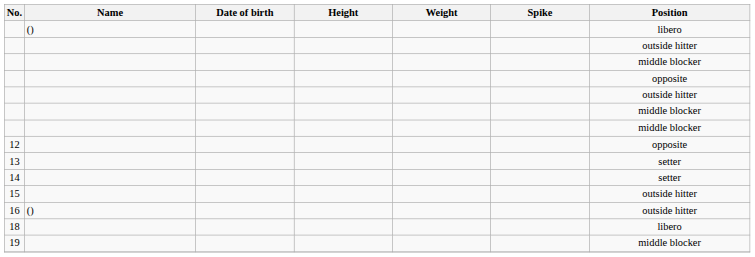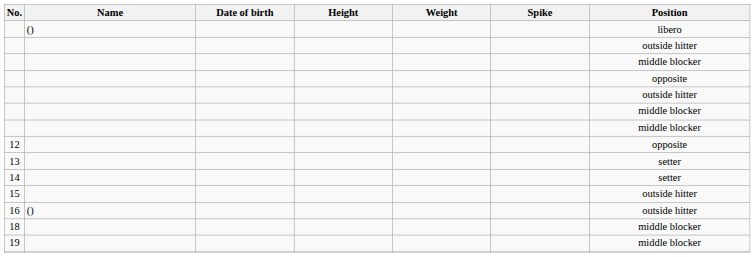(670, 227) libero -> (670, 227) middle blocker
